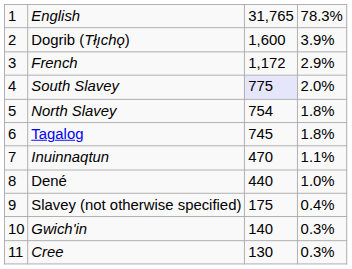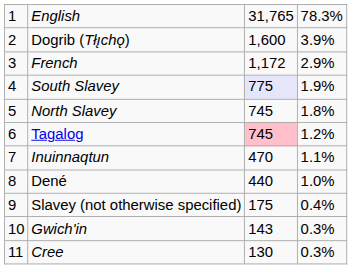(318, 87) 2.0% -> (318, 87) 1.9%
(261, 110) 754 -> (261, 110) 745
(261, 134) no background -> (261, 134) pink background
(318, 134) 1.8% -> (318, 134) 1.2%
(261, 228) 140 -> (261, 228) 143
